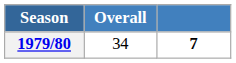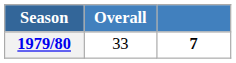(120, 44) 34 -> (120, 44) 33
